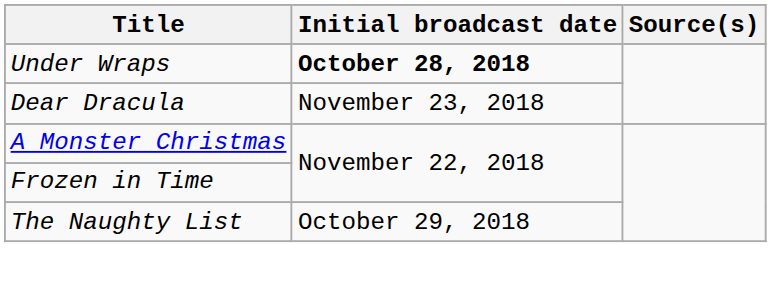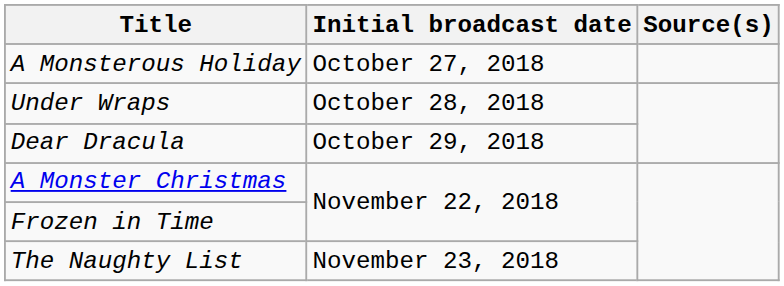+ row: (156, 64)
(414, 64) bold -> (429, 103) normal
(421, 103) November 23, 2018 -> (429, 143) October 29, 2018
(414, 222) October 29, 2018 -> (436, 261) November 23, 2018
